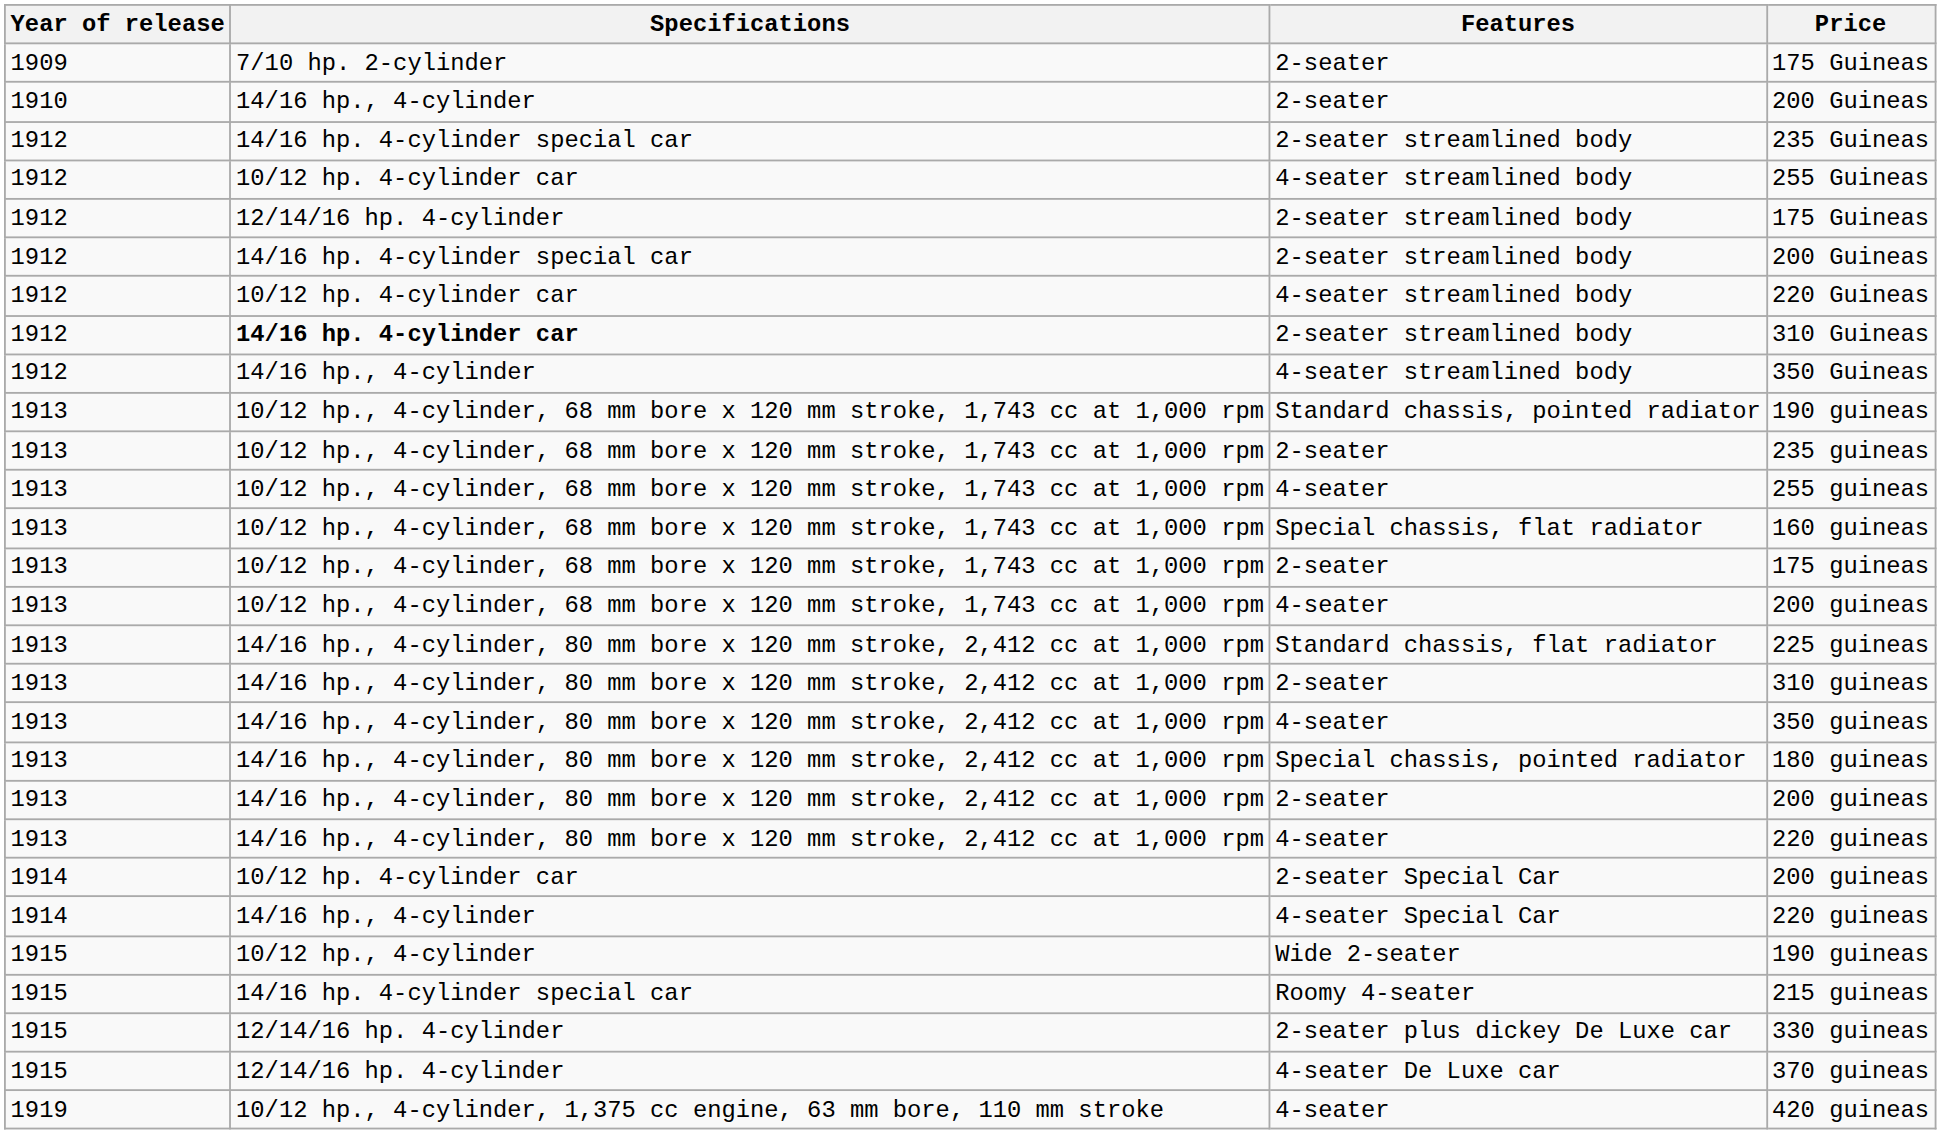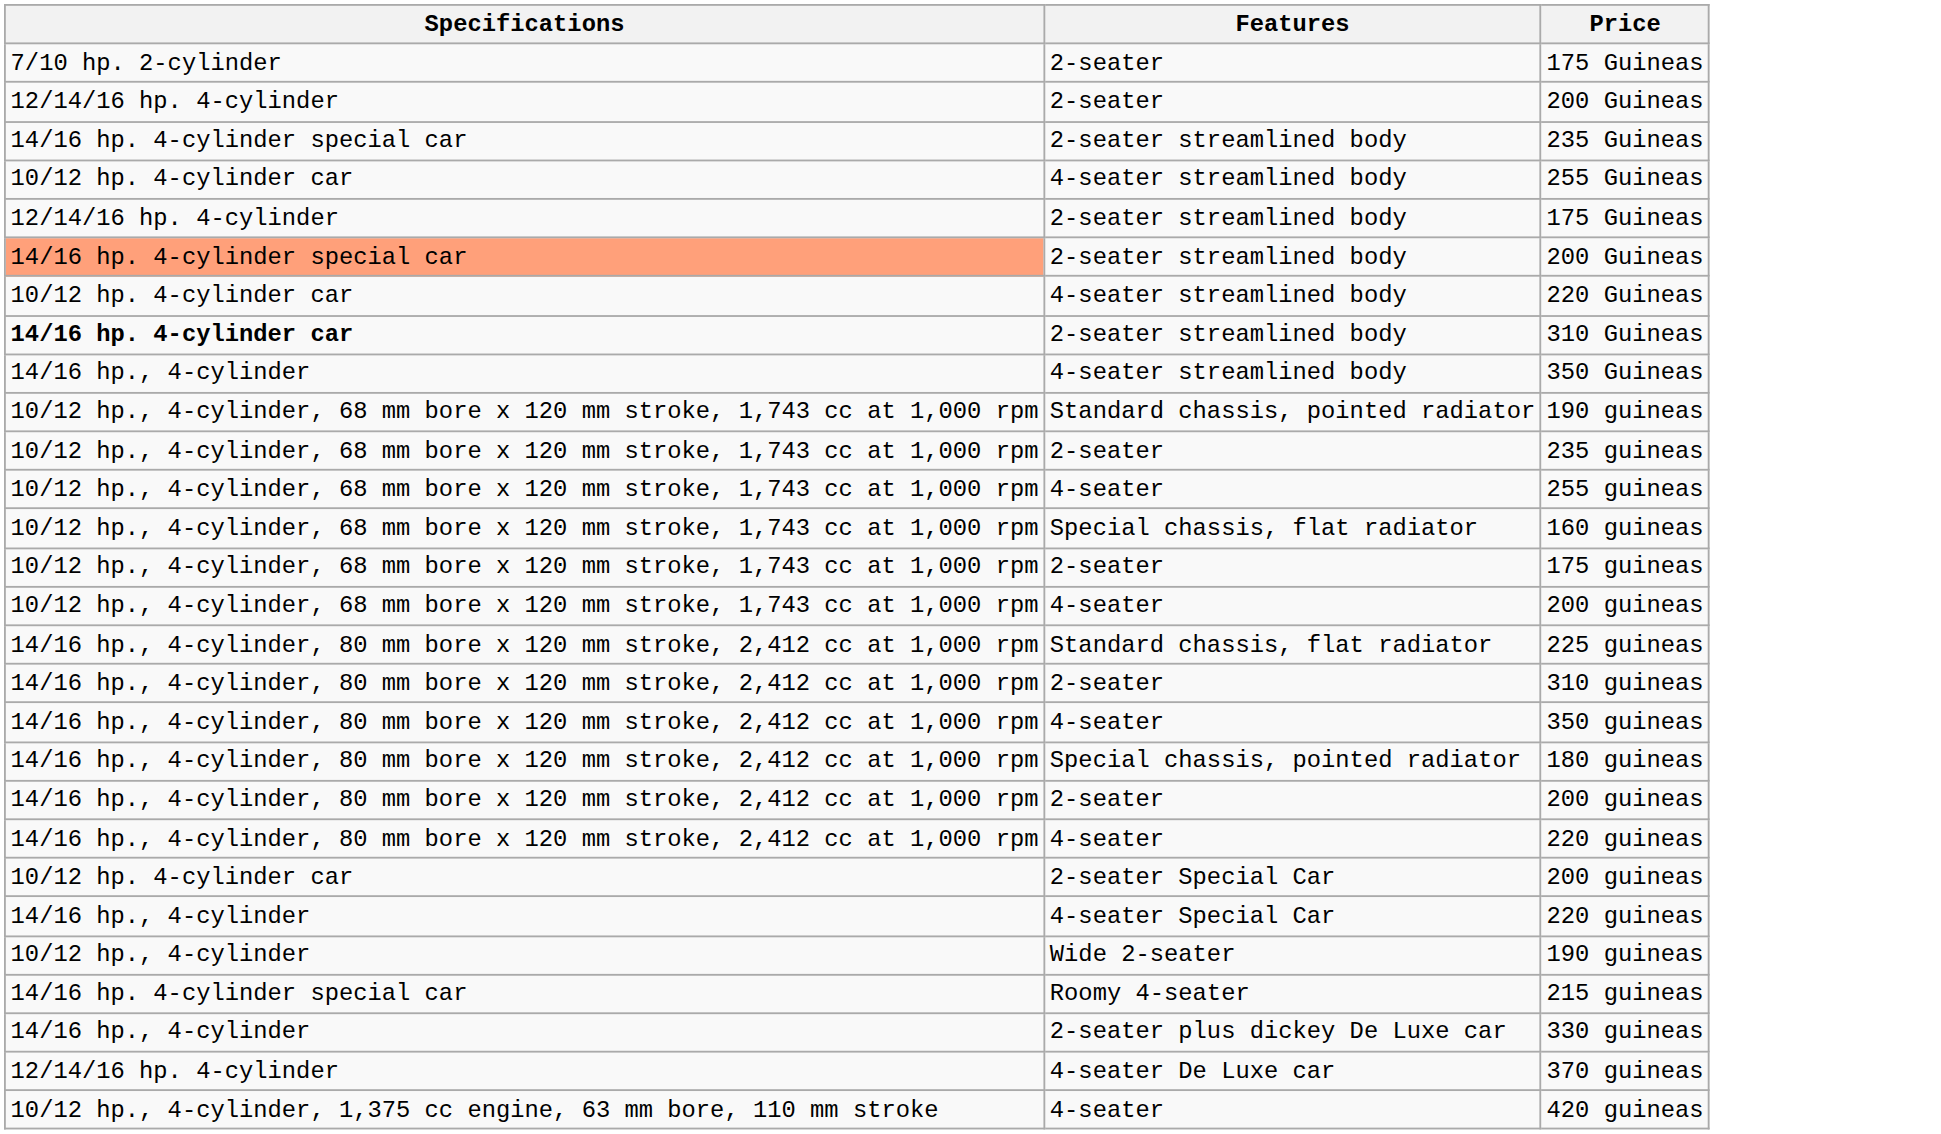- column: (118, 24)
(386, 102) 14/16 hp., 4-cylinder -> (175, 102) 12/14/16 hp. 4-cylinder
(464, 257) no background -> (239, 257) lightsalmon background
(400, 1032) 12/14/16 hp. 4-cylinder -> (160, 1032) 14/16 hp., 4-cylinder
